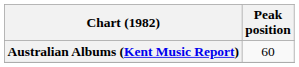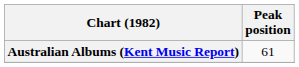(268, 51) 60 -> (268, 51) 61
